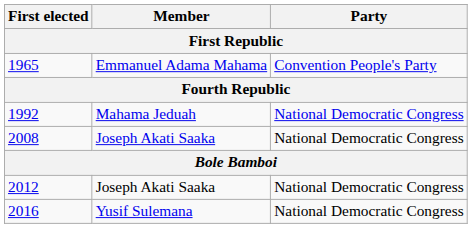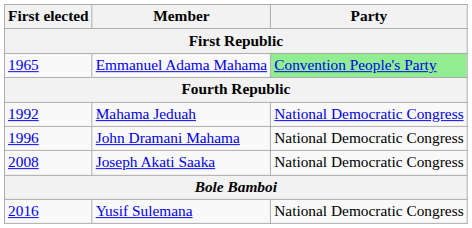(355, 65) no background -> (355, 65) lightgreen background
+ row: (23, 138)
- row: (23, 187)
